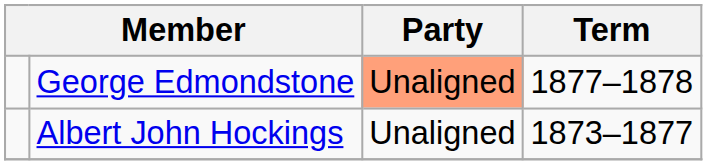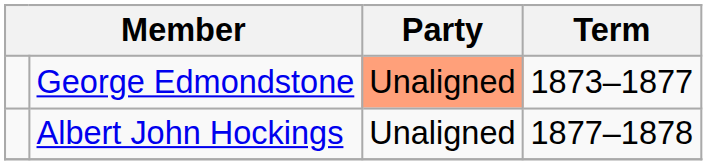(612, 81) 1877–1878 -> (612, 81) 1873–1877
(612, 133) 1873–1877 -> (612, 133) 1877–1878
